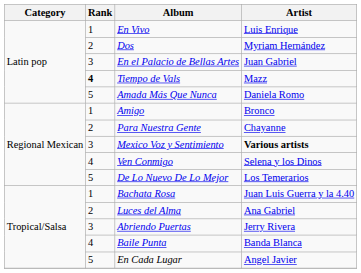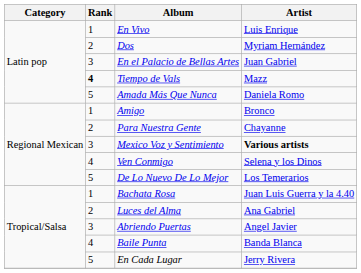(269, 227) Jerry Rivera -> (270, 227) Angel Javier
(270, 260) Angel Javier -> (269, 260) Jerry Rivera
